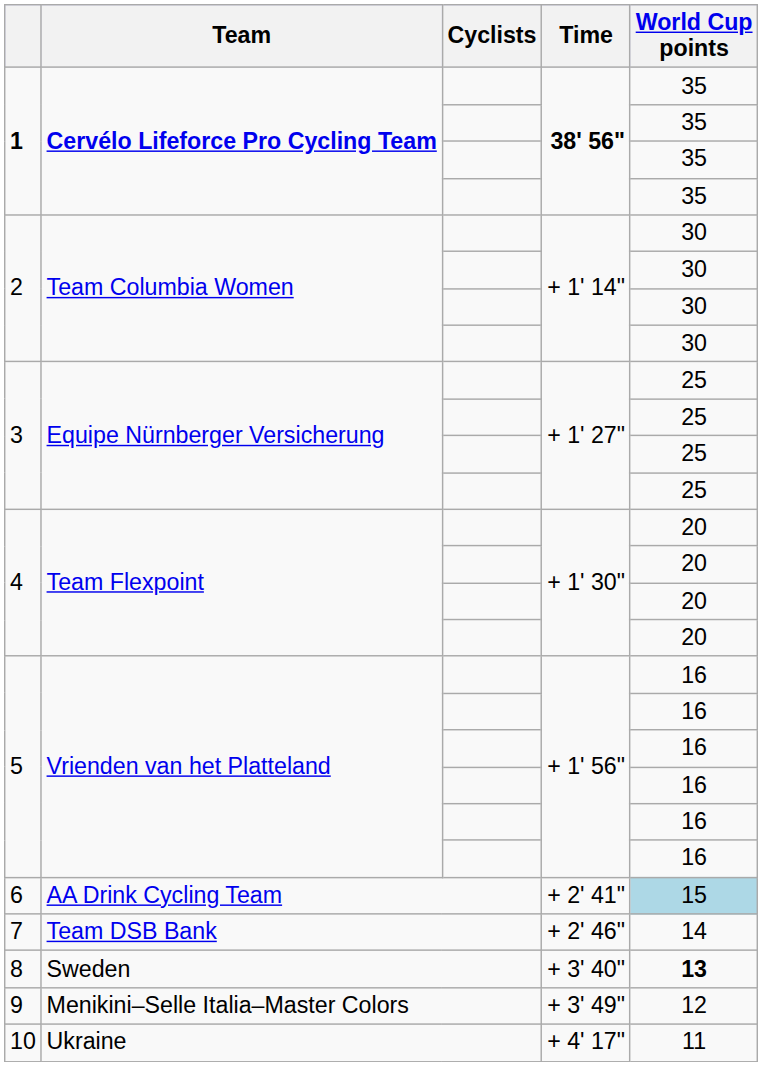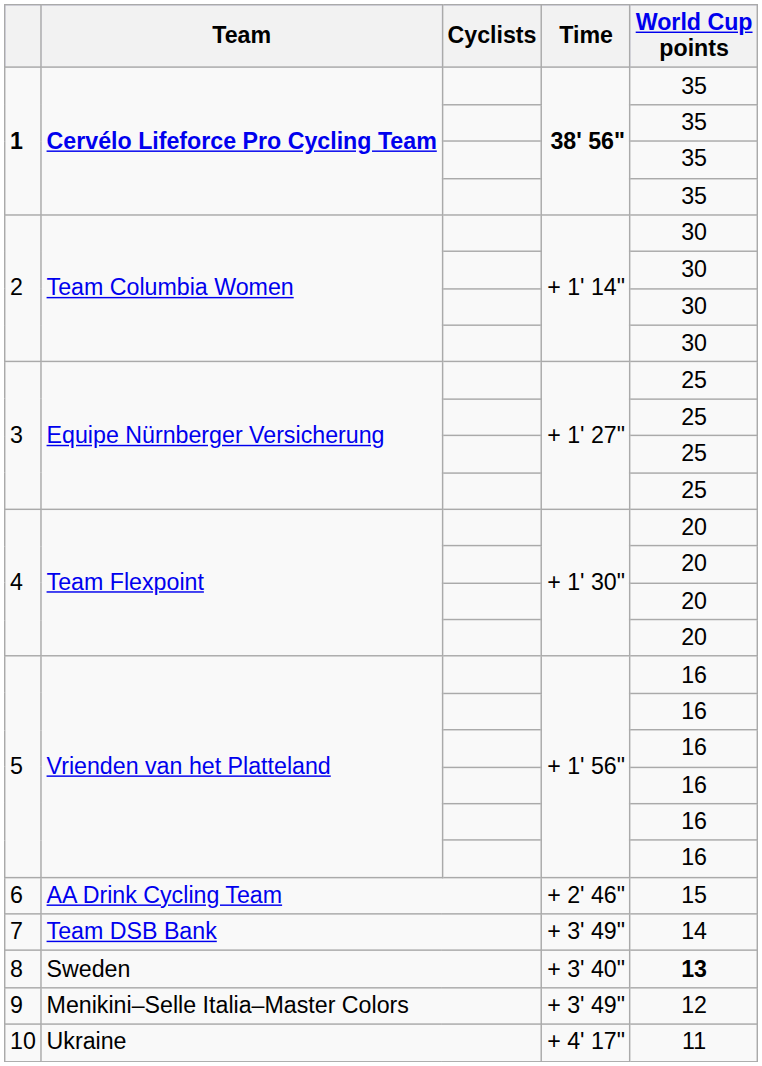(586, 895) + 2' 41" -> (586, 895) + 2' 46"
(694, 895) lightblue background -> (694, 895) no background
(586, 932) + 2' 46" -> (586, 932) + 3' 49"
